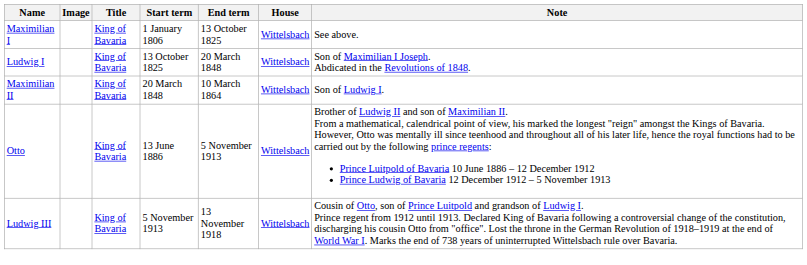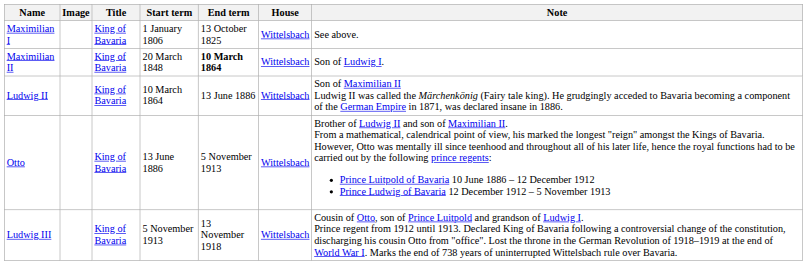- row: (26, 62)
(221, 90) normal -> (222, 62) bold
+ row: (27, 95)
